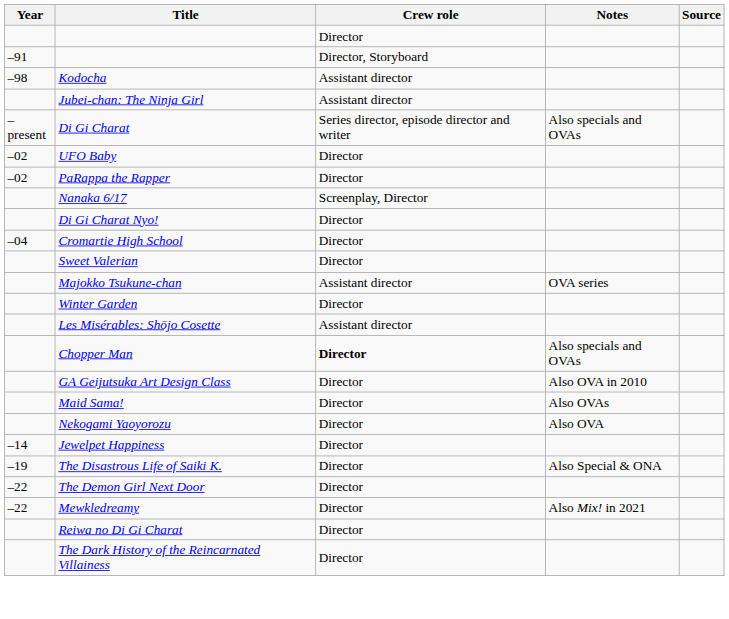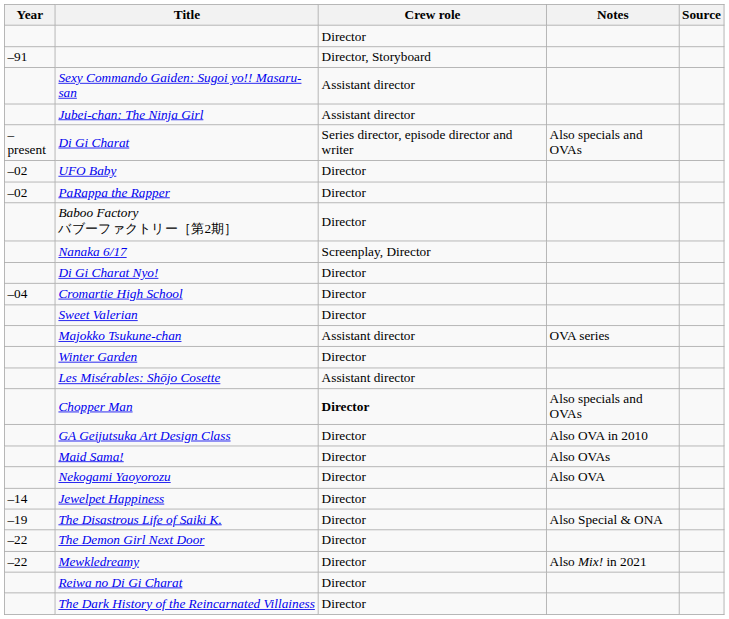- row: (17, 78)
+ row: (30, 86)
+ row: (30, 222)
